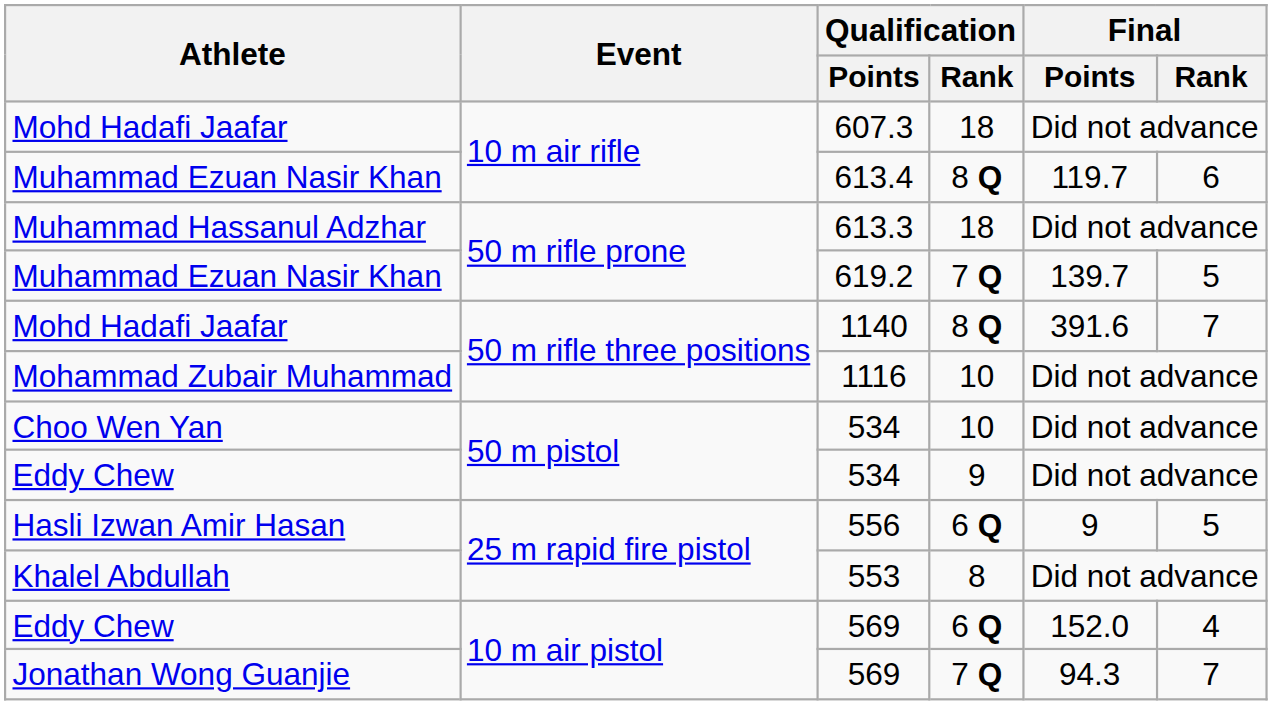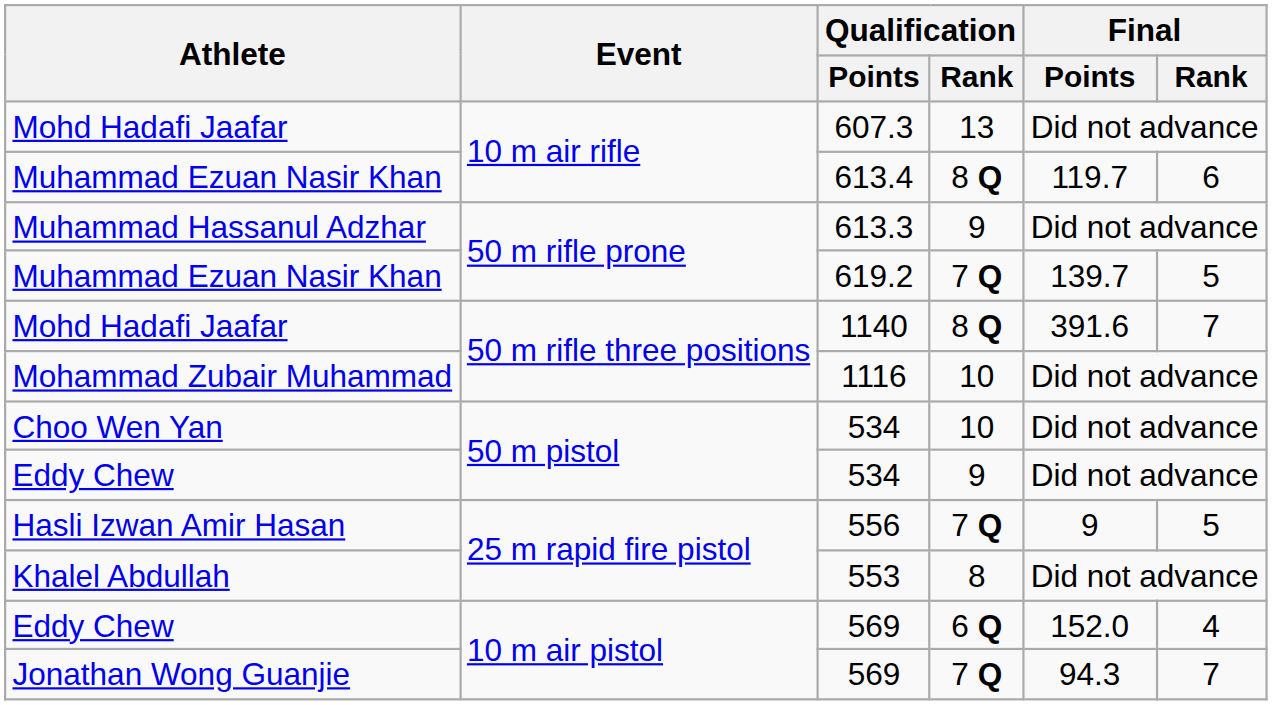(977, 127) 18 -> (977, 127) 13
(977, 227) 18 -> (977, 227) 9
(977, 526) 6 Q -> (977, 526) 7 Q
